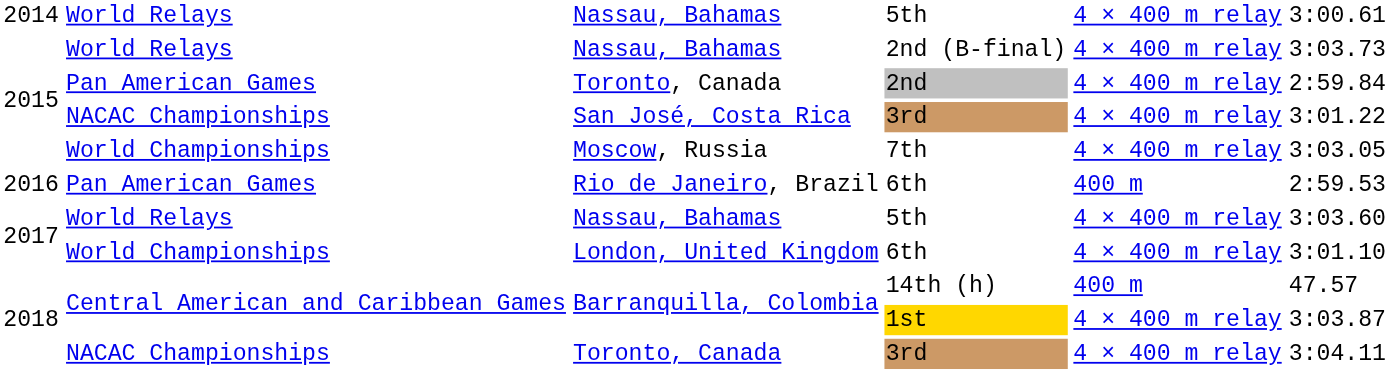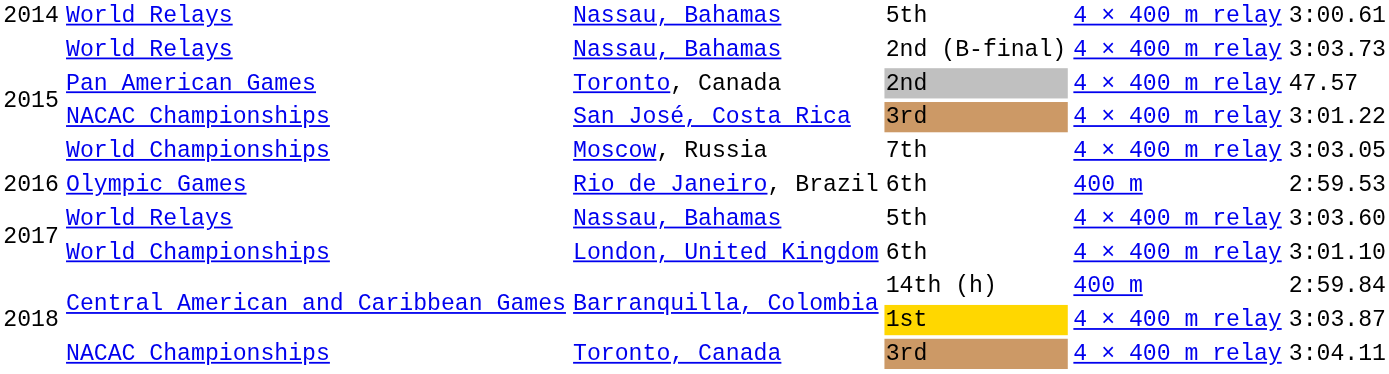(1337, 83) 2:59.84 -> (1324, 83) 47.57
(191, 185) Pan American Games -> (156, 185) Olympic Games
(1324, 286) 47.57 -> (1337, 286) 2:59.84
